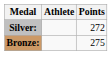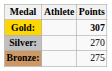+ row: (23, 27)
(98, 27) 272 -> (98, 43) 270
